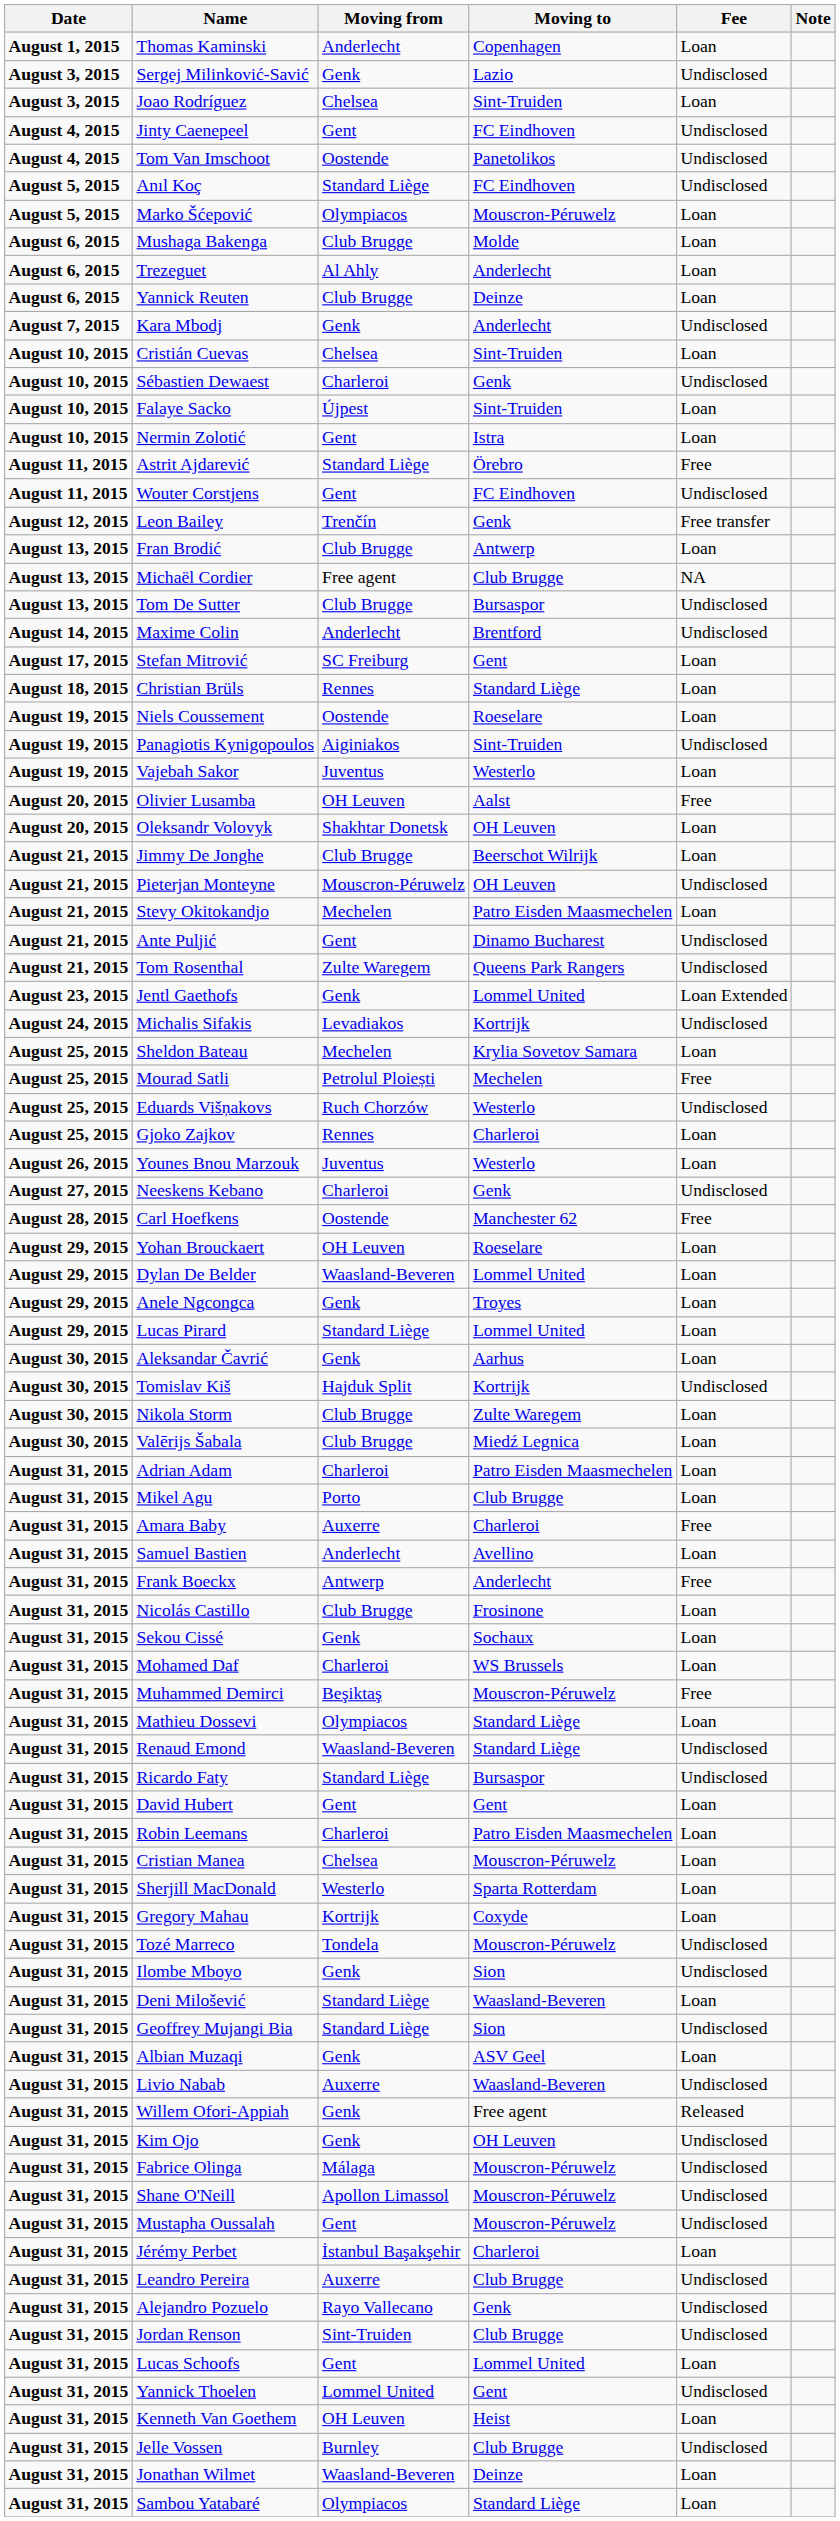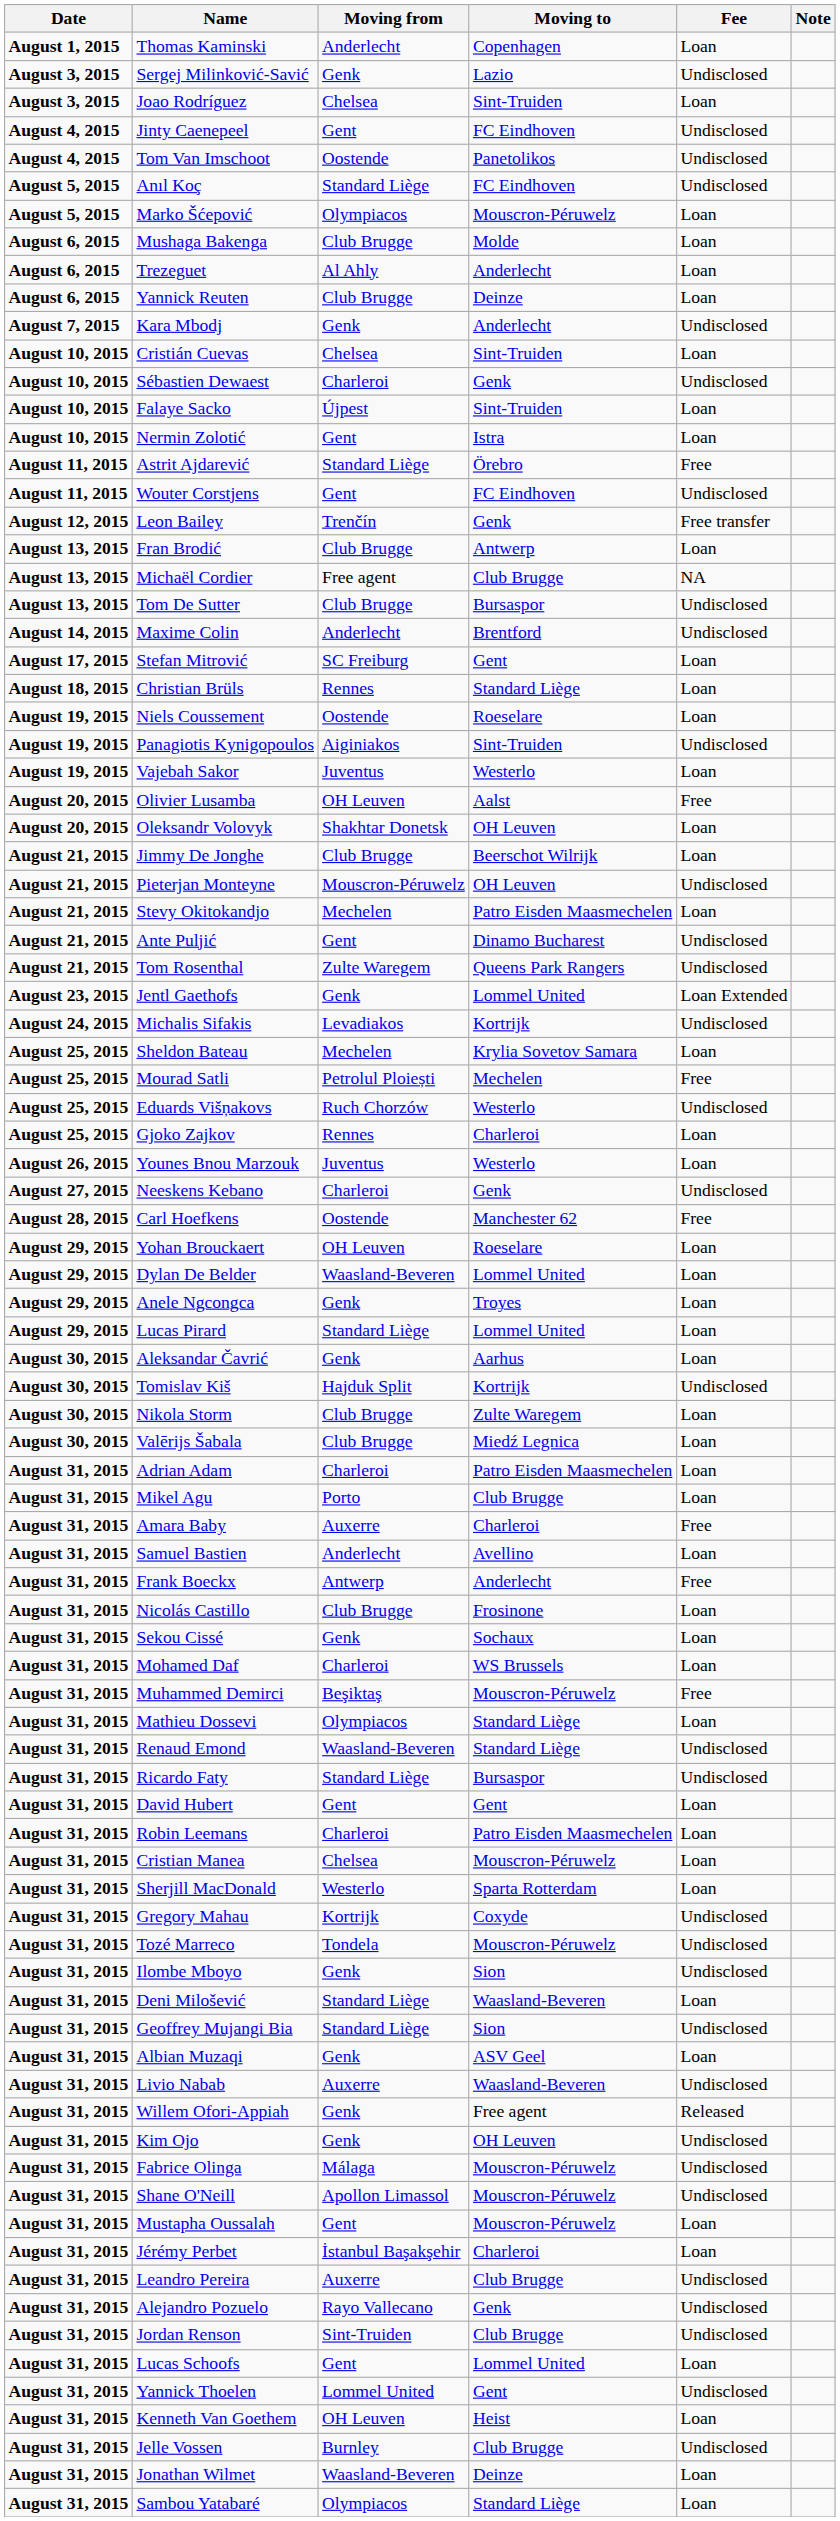(699, 1916) Loan -> (724, 1916) Undisclosed
(724, 2223) Undisclosed -> (699, 2223) Loan
